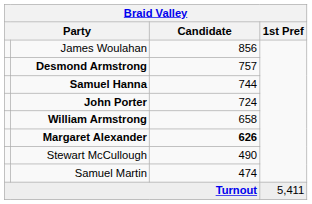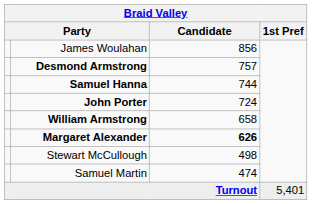(248, 155) 490 -> (248, 155) 498
(291, 191) 5,411 -> (290, 191) 5,401
